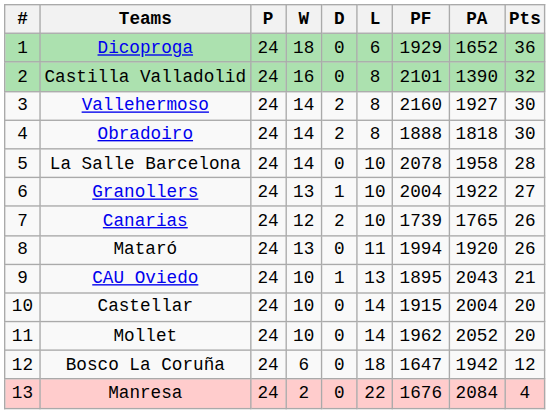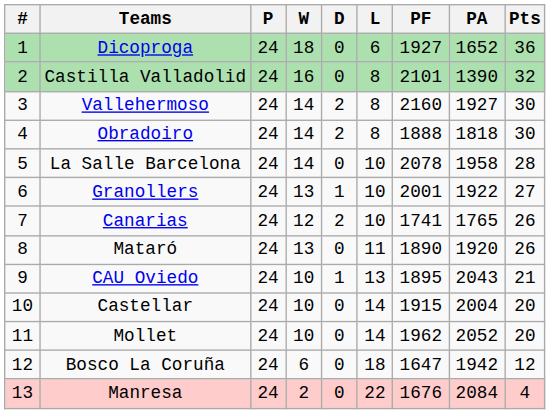(421, 48) 1929 -> (421, 48) 1927
(421, 192) 2004 -> (421, 192) 2001
(421, 221) 1739 -> (421, 221) 1741
(421, 250) 1994 -> (421, 250) 1890
